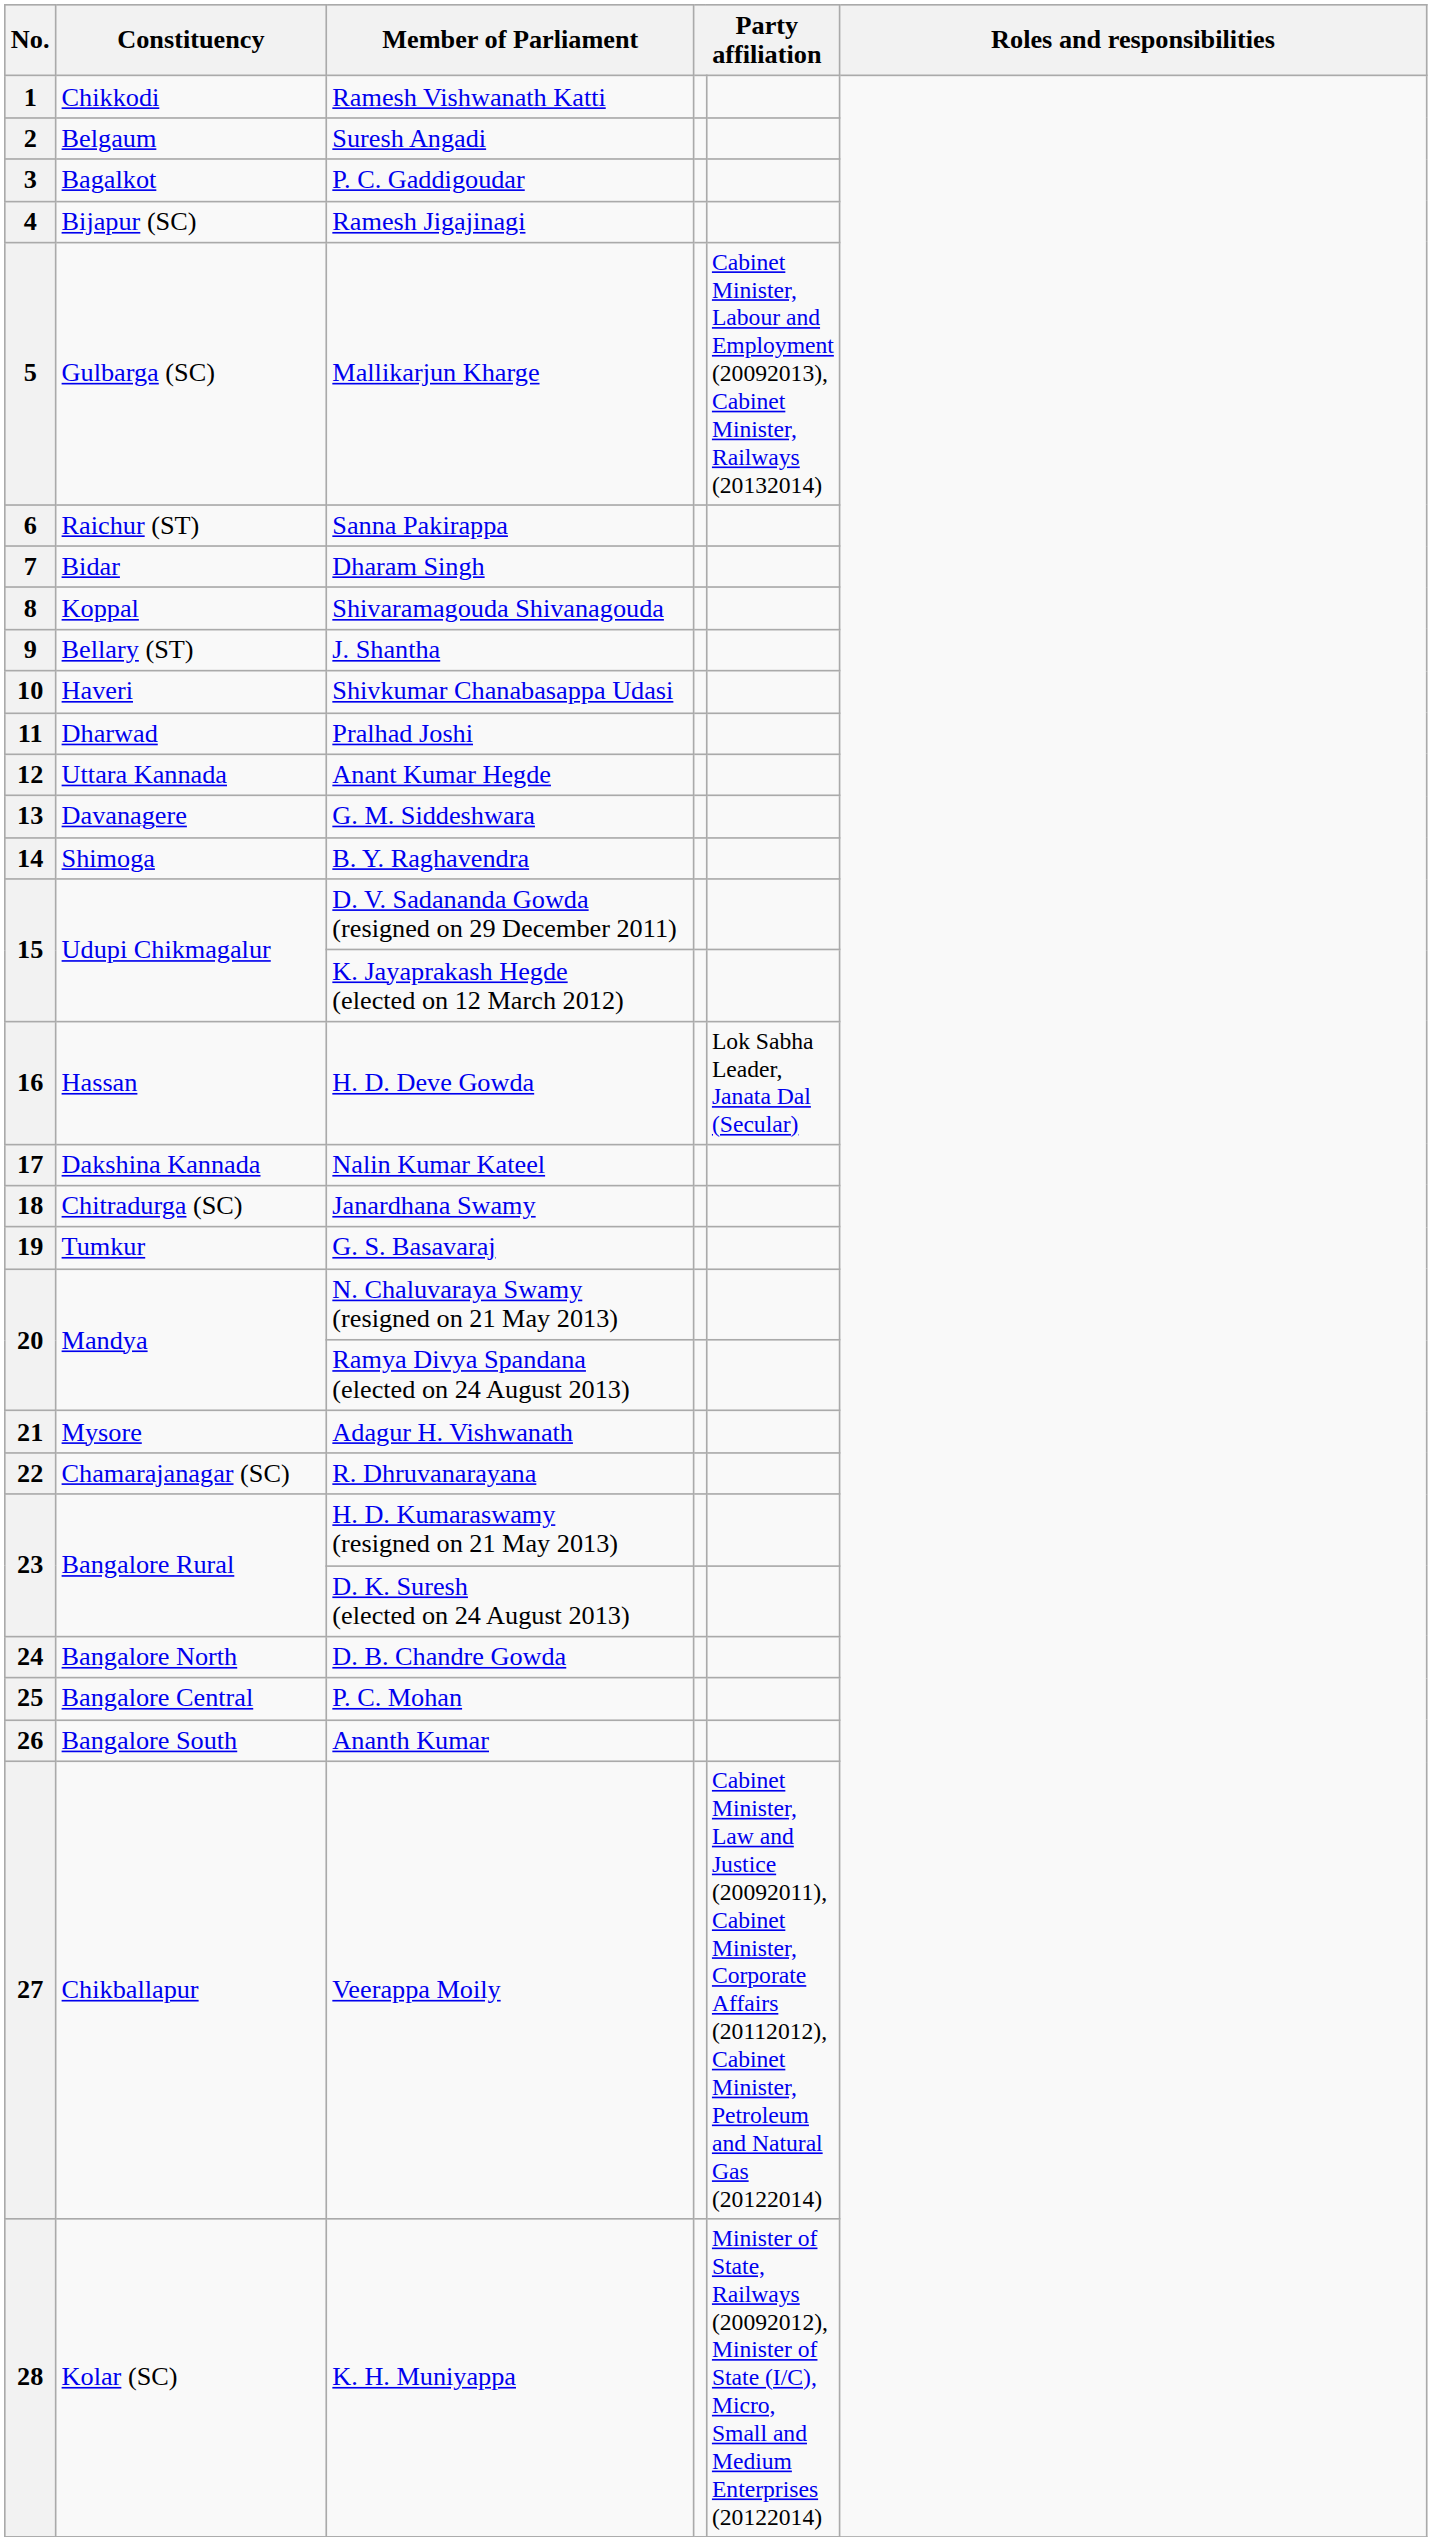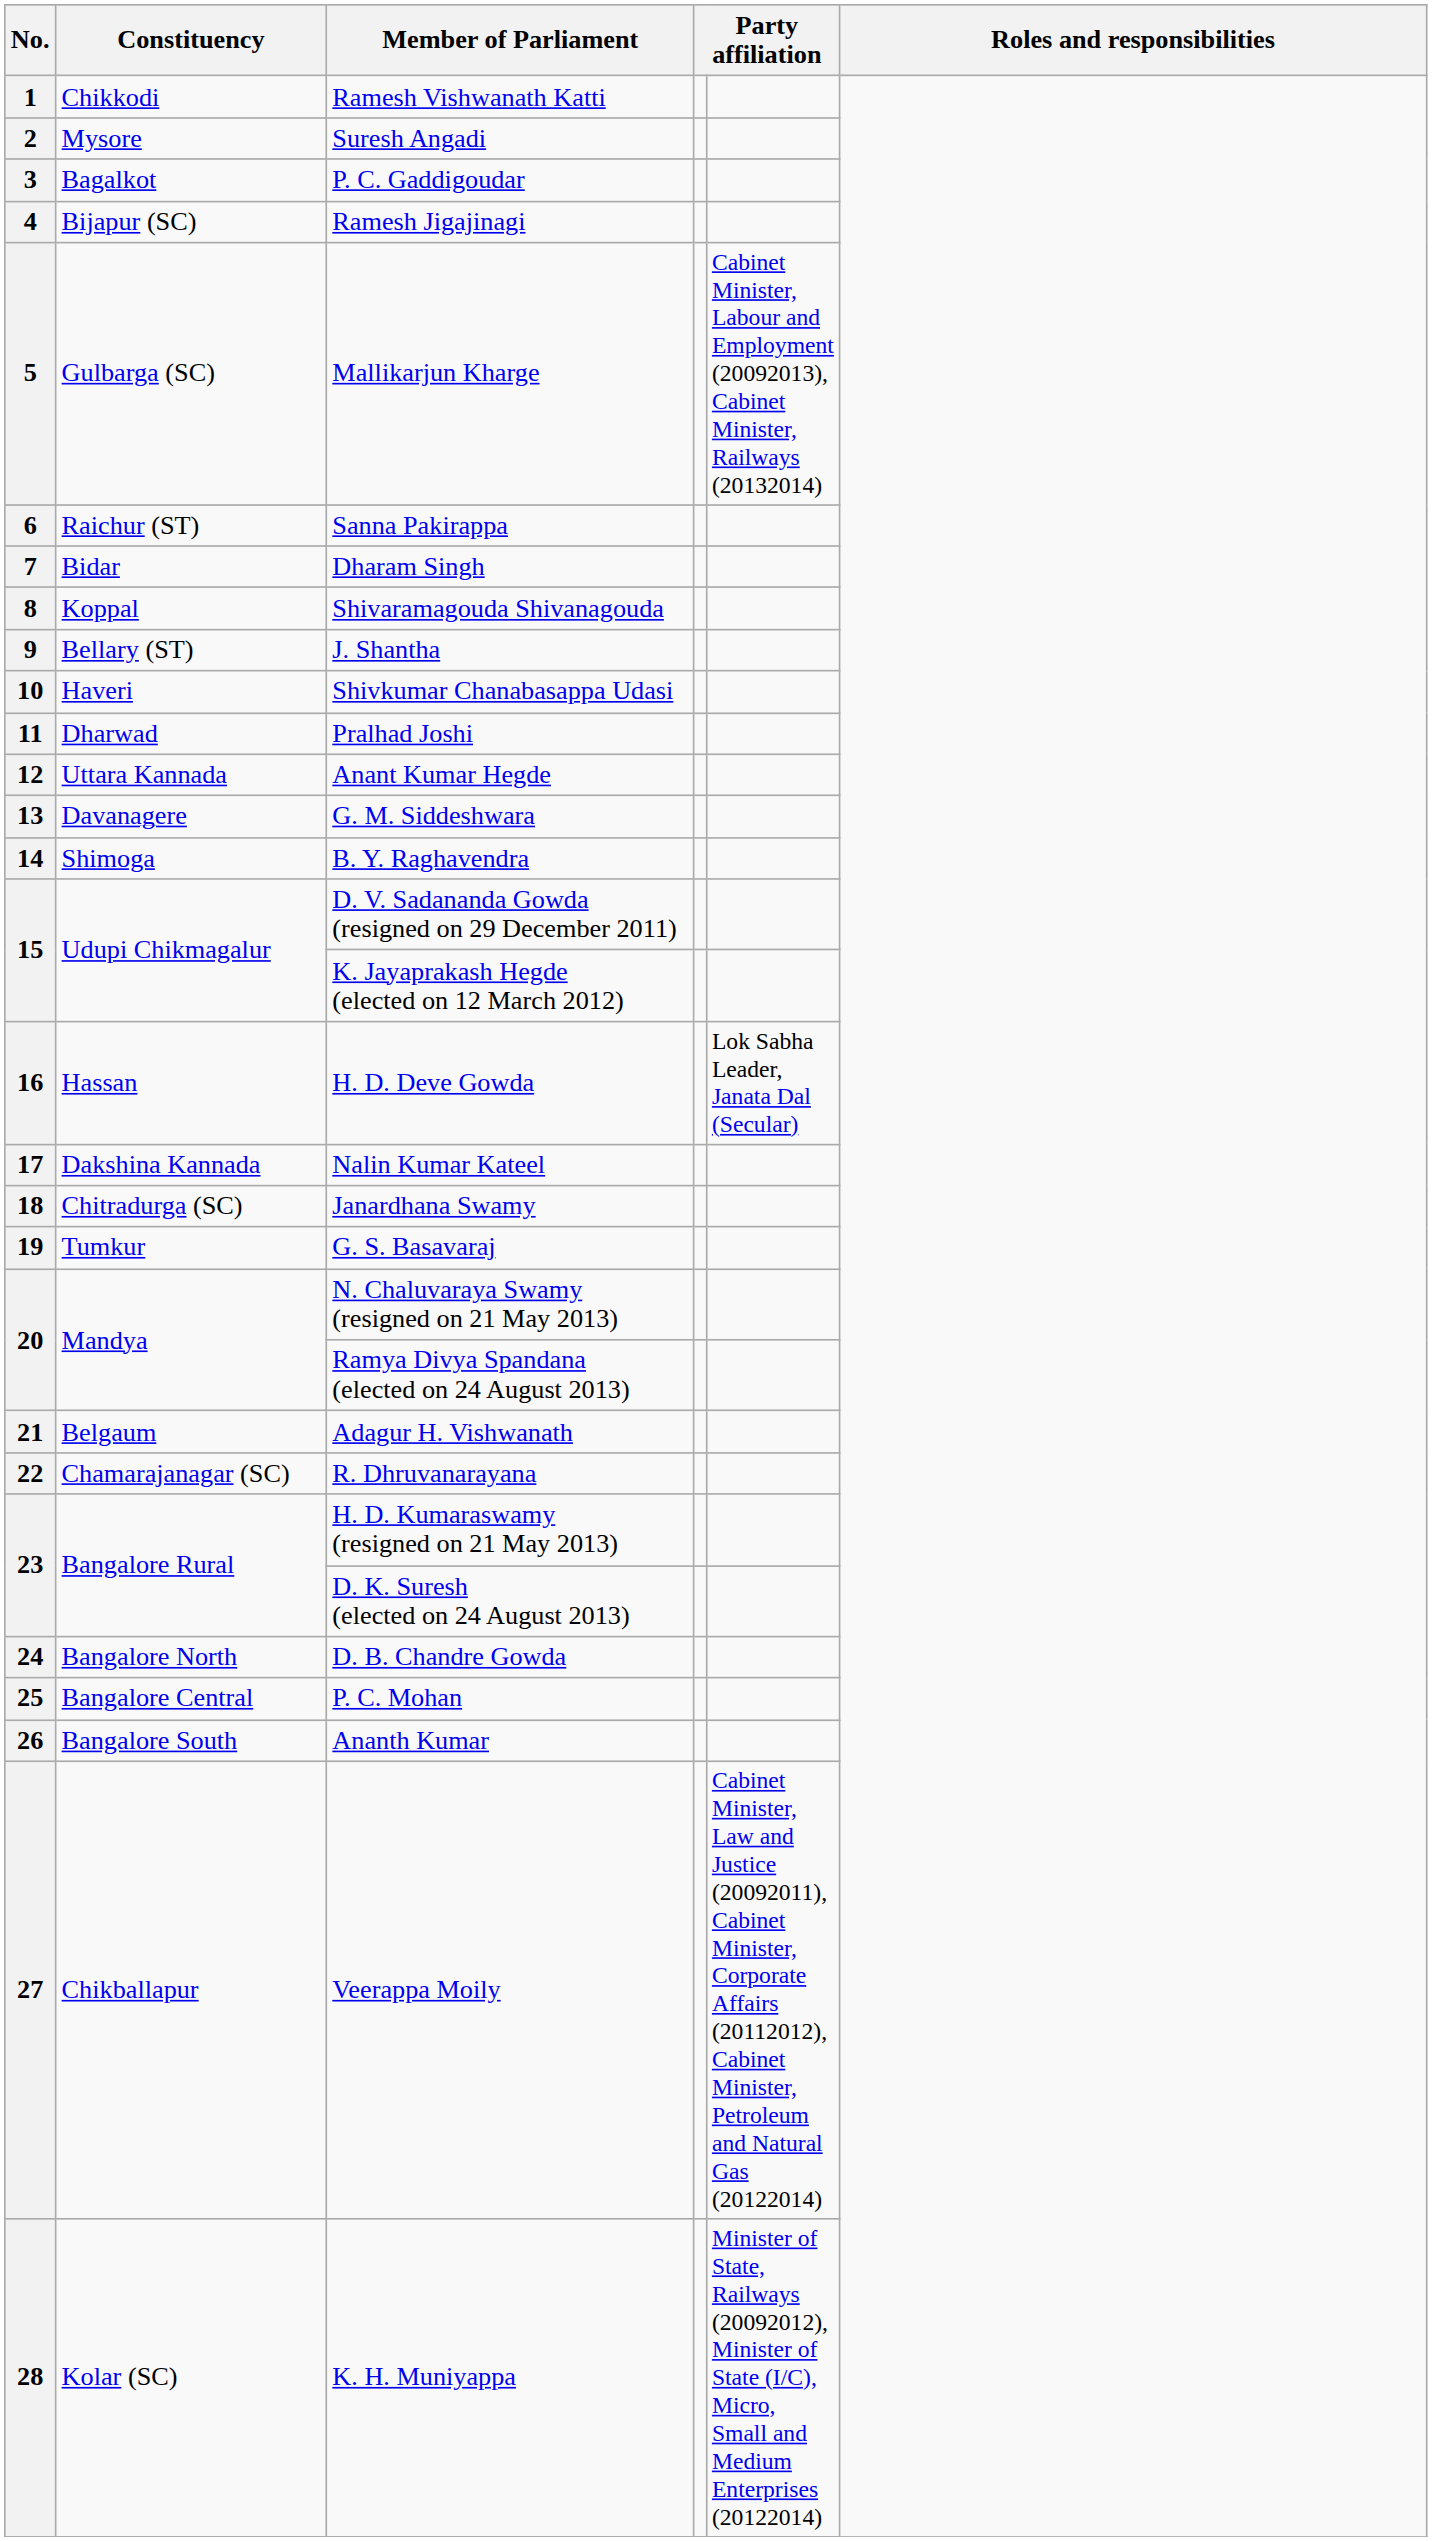(109, 138) Belgaum -> (102, 138) Mysore
(102, 1431) Mysore -> (109, 1431) Belgaum
